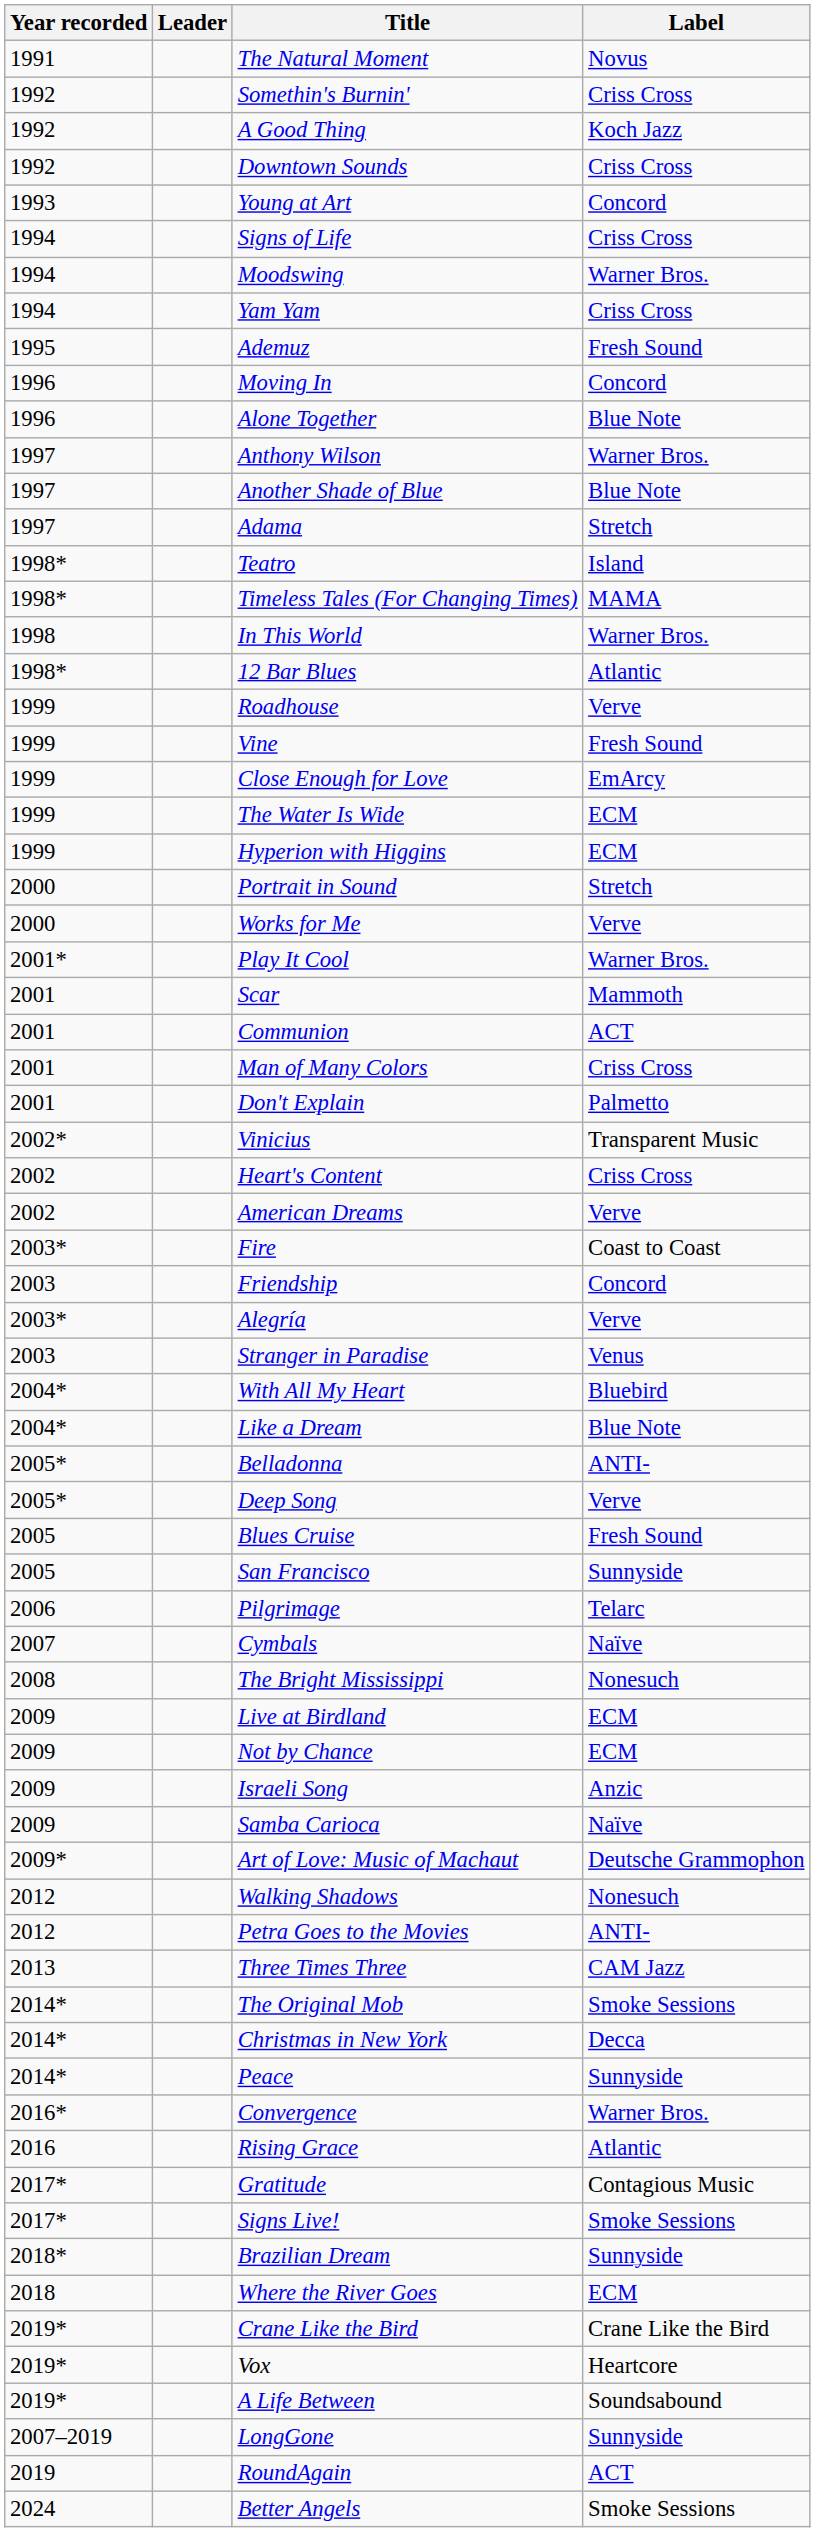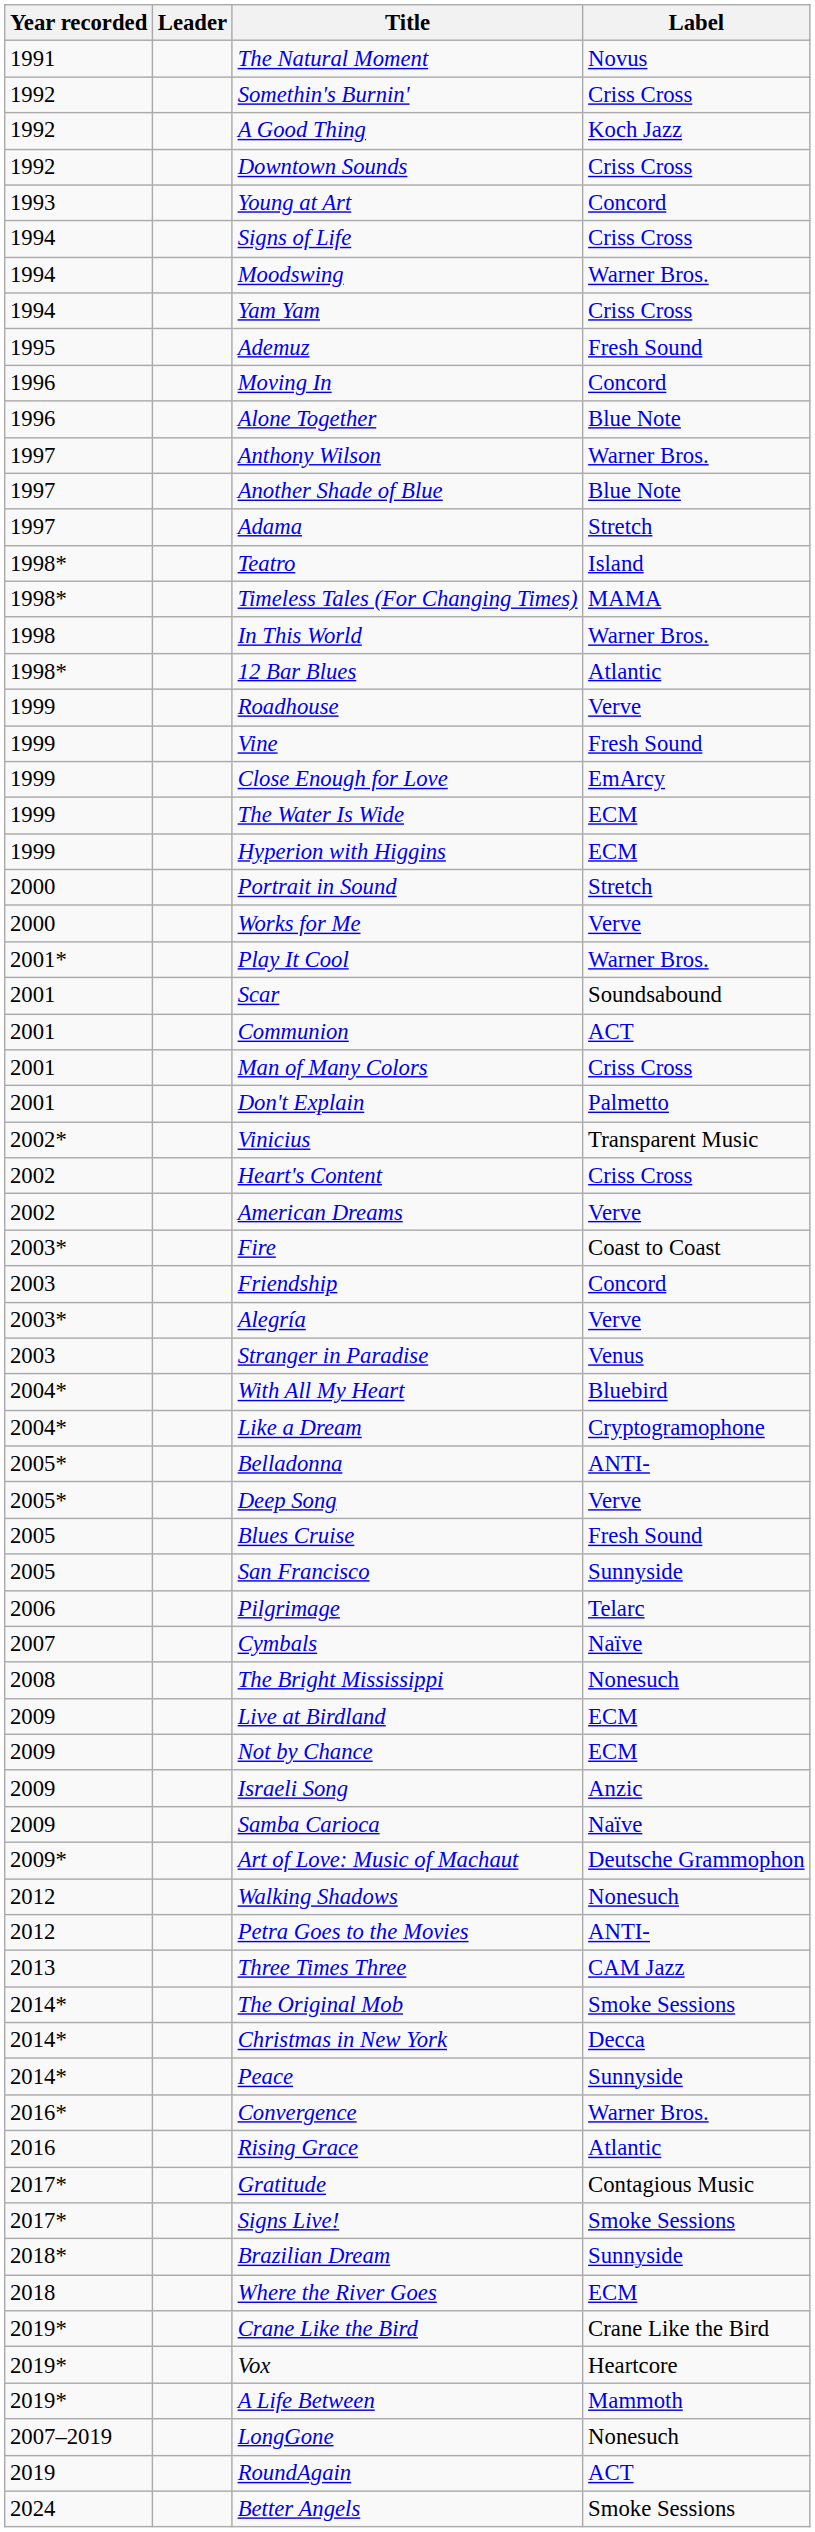(635, 995) Mammoth -> (655, 995) Soundsabound
(634, 1427) Blue Note -> (676, 1427) Cryptogramophone
(655, 2400) Soundsabound -> (635, 2400) Mammoth
(635, 2436) Sunnyside -> (634, 2436) Nonesuch
